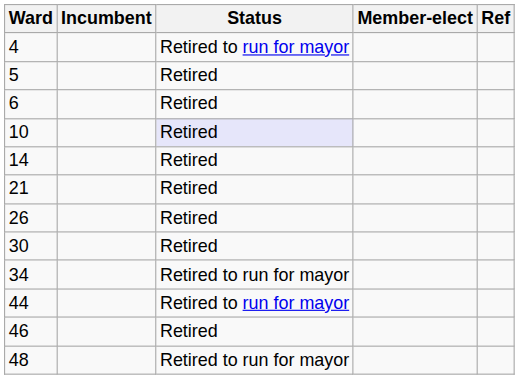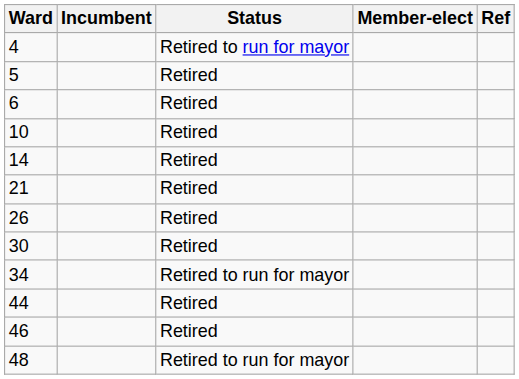(189, 132) lavender background -> (189, 132) no background
(255, 302) Retired to run for mayor -> (189, 302) Retired
